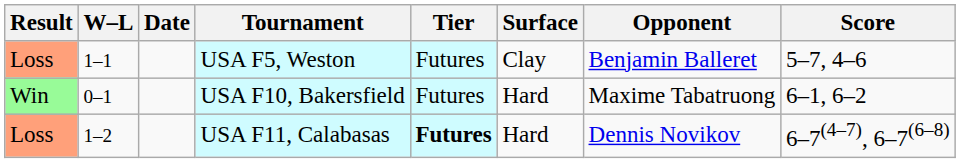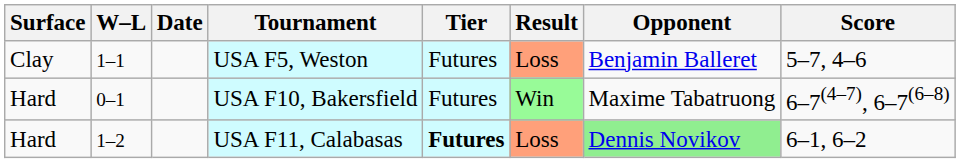columns swapped: (41, 22) <-> (540, 22)
(826, 95) 6–1, 6–2 -> (868, 98) 6–7(4–7), 6–7(6–8)
(664, 135) no background -> (664, 138) lightgreen background
(868, 135) 6–7(4–7), 6–7(6–8) -> (826, 138) 6–1, 6–2
